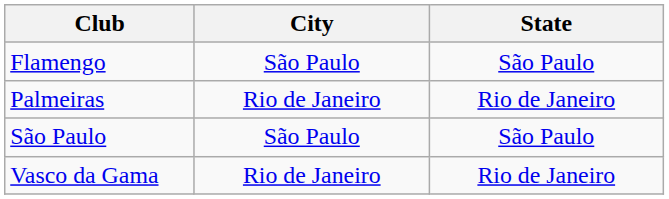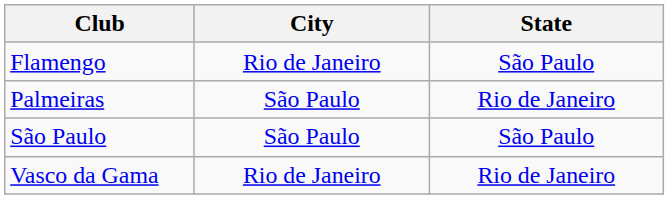(312, 61) São Paulo -> (312, 61) Rio de Janeiro
(312, 99) Rio de Janeiro -> (312, 99) São Paulo
